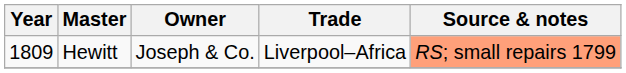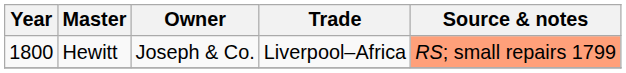(31, 51) 1809 -> (31, 51) 1800
